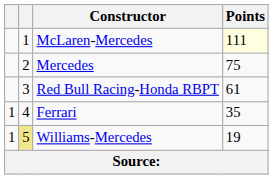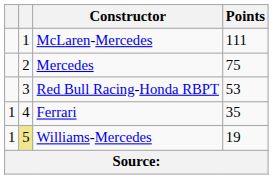(236, 40) lightyellow background -> (236, 40) no background
(233, 88) 61 -> (233, 88) 53
